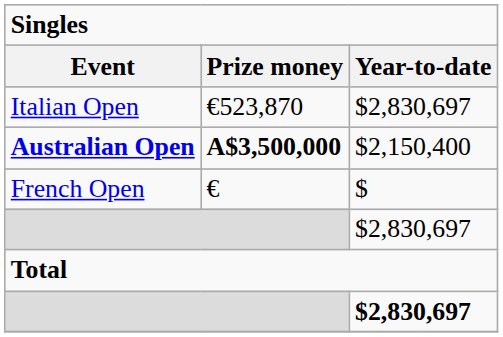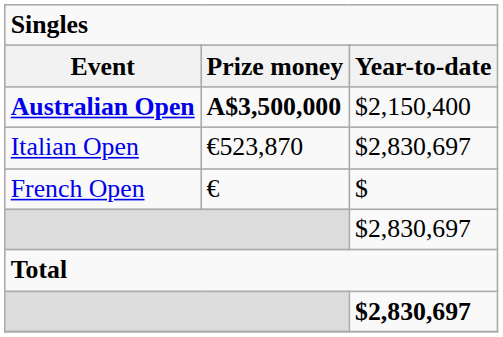rows swapped: (103, 147) <-> (75, 106)
